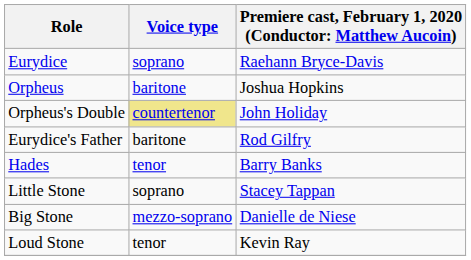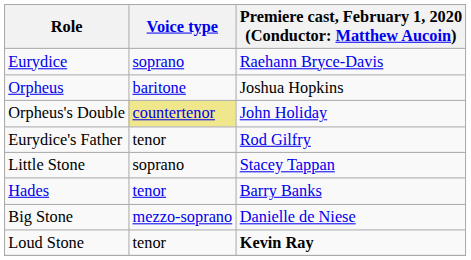(159, 139) baritone -> (149, 139) tenor
rows swapped: (29, 165) <-> (47, 191)
(275, 242) normal -> (277, 242) bold
